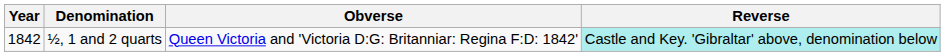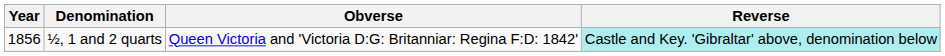(24, 39) 1842 -> (24, 39) 1856
